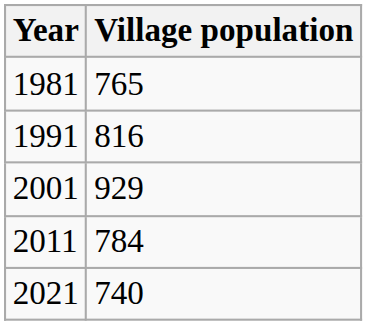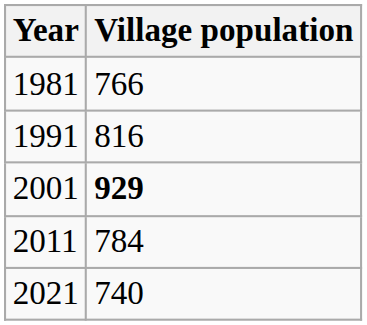(119, 83) 765 -> (119, 83) 766
(119, 188) normal -> (119, 188) bold
